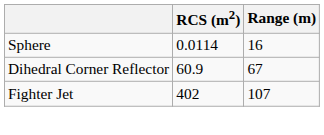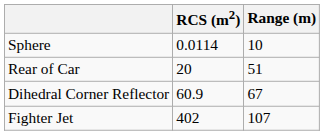(255, 45) 16 -> (255, 45) 10
+ row: (44, 69)
